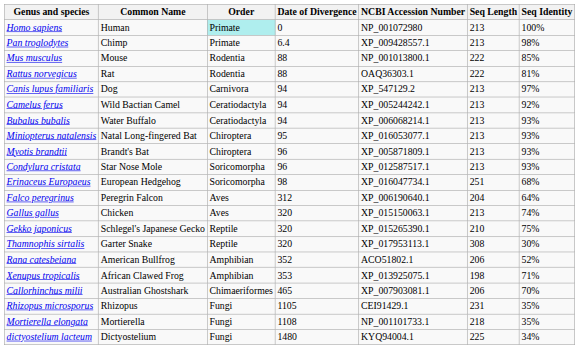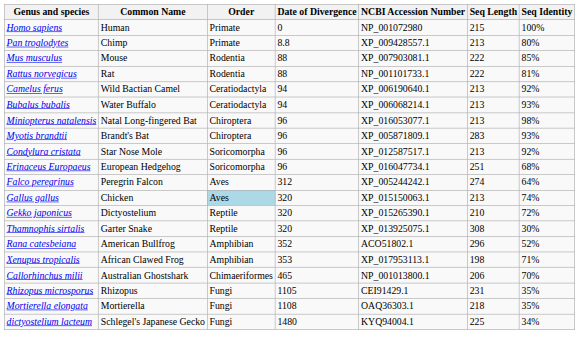(225, 27) paleturquoise background -> (225, 27) no background
(477, 27) 213 -> (477, 27) 215
(284, 43) 6.4 -> (284, 43) 8.8
(531, 43) 98% -> (531, 43) 80%
(395, 58) NP_001013800.1 -> (395, 58) XP_007903081.1
(387, 74) OAQ36303.1 -> (395, 74) NP_001101733.1
- row: (50, 89)
(395, 105) XP_005244242.1 -> (395, 89) XP_006190640.1
(282, 136) 95 -> (282, 120) 96
(531, 136) 93% -> (531, 120) 98%
(477, 151) 213 -> (477, 136) 283
(531, 167) 93% -> (531, 151) 92%
(282, 182) 98 -> (282, 167) 96
(395, 197) XP_006190640.1 -> (395, 182) XP_005244242.1
(477, 197) 204 -> (477, 182) 274
(219, 213) no background -> (219, 197) lightblue background
(153, 228) Schlegel's Japanese Gecko -> (128, 213) Dictyostelium
(531, 228) 75% -> (531, 213) 72%
(395, 244) XP_017953113.1 -> (395, 228) XP_013925075.1
(477, 259) 206 -> (477, 244) 296
(395, 275) XP_013925075.1 -> (395, 259) XP_017953113.1
(395, 290) XP_007903081.1 -> (395, 275) NP_001013800.1
(395, 321) NP_001101733.1 -> (387, 306) OAQ36303.1
(128, 337) Dictyostelium -> (153, 321) Schlegel's Japanese Gecko
